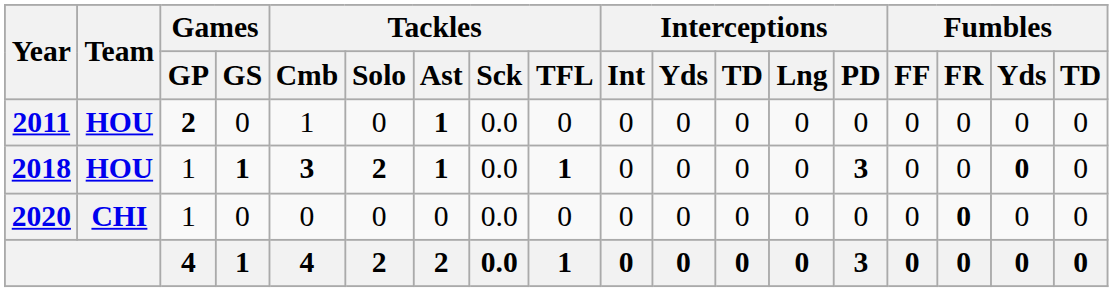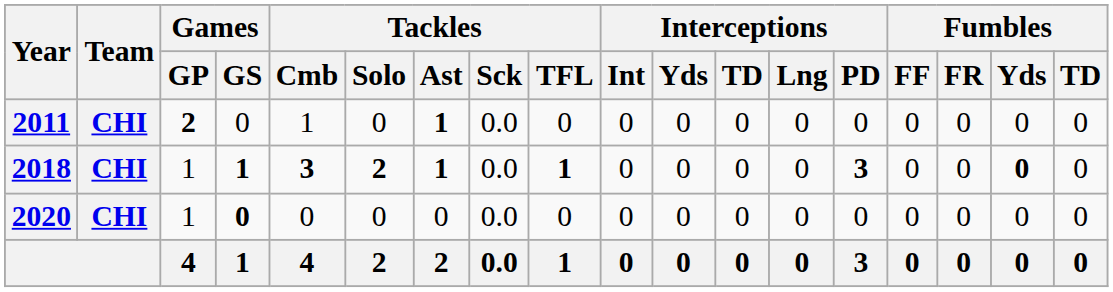(119, 121) HOU -> (119, 121) CHI
(119, 168) HOU -> (119, 168) CHI
(242, 215) normal -> (242, 215) bold
(964, 215) bold -> (964, 215) normal
